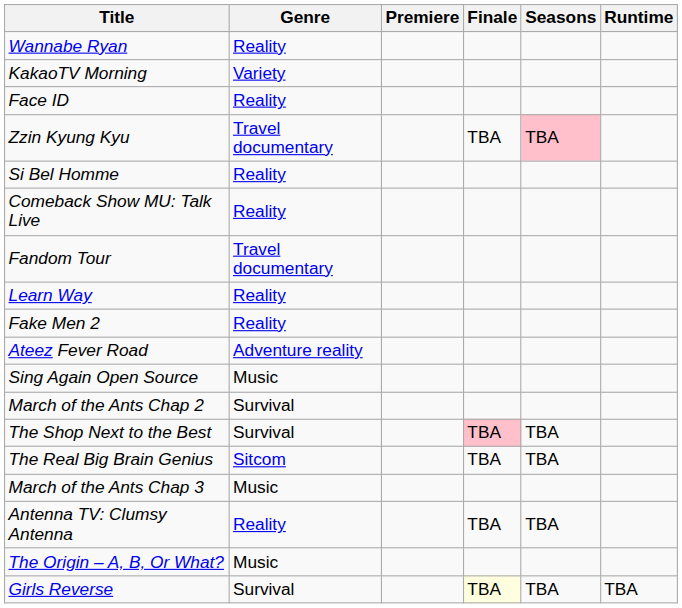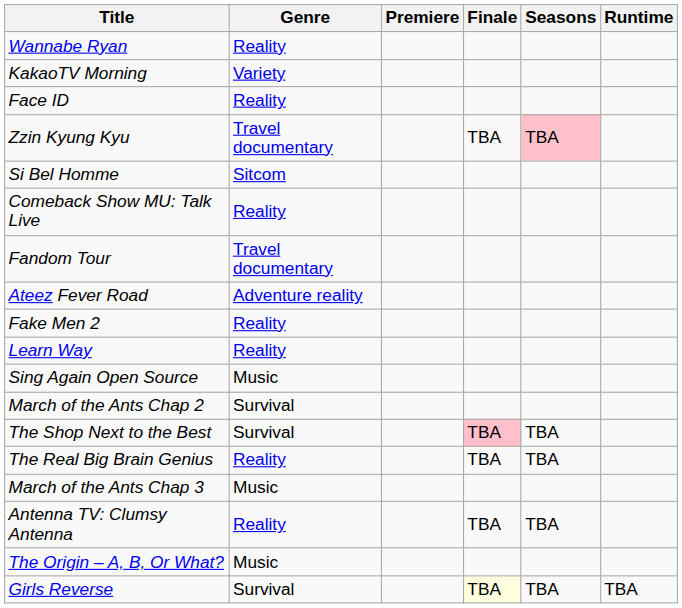(259, 174) Reality -> (259, 174) Sitcom
rows swapped: (50, 295) <-> (78, 350)
(259, 460) Sitcom -> (259, 460) Reality
